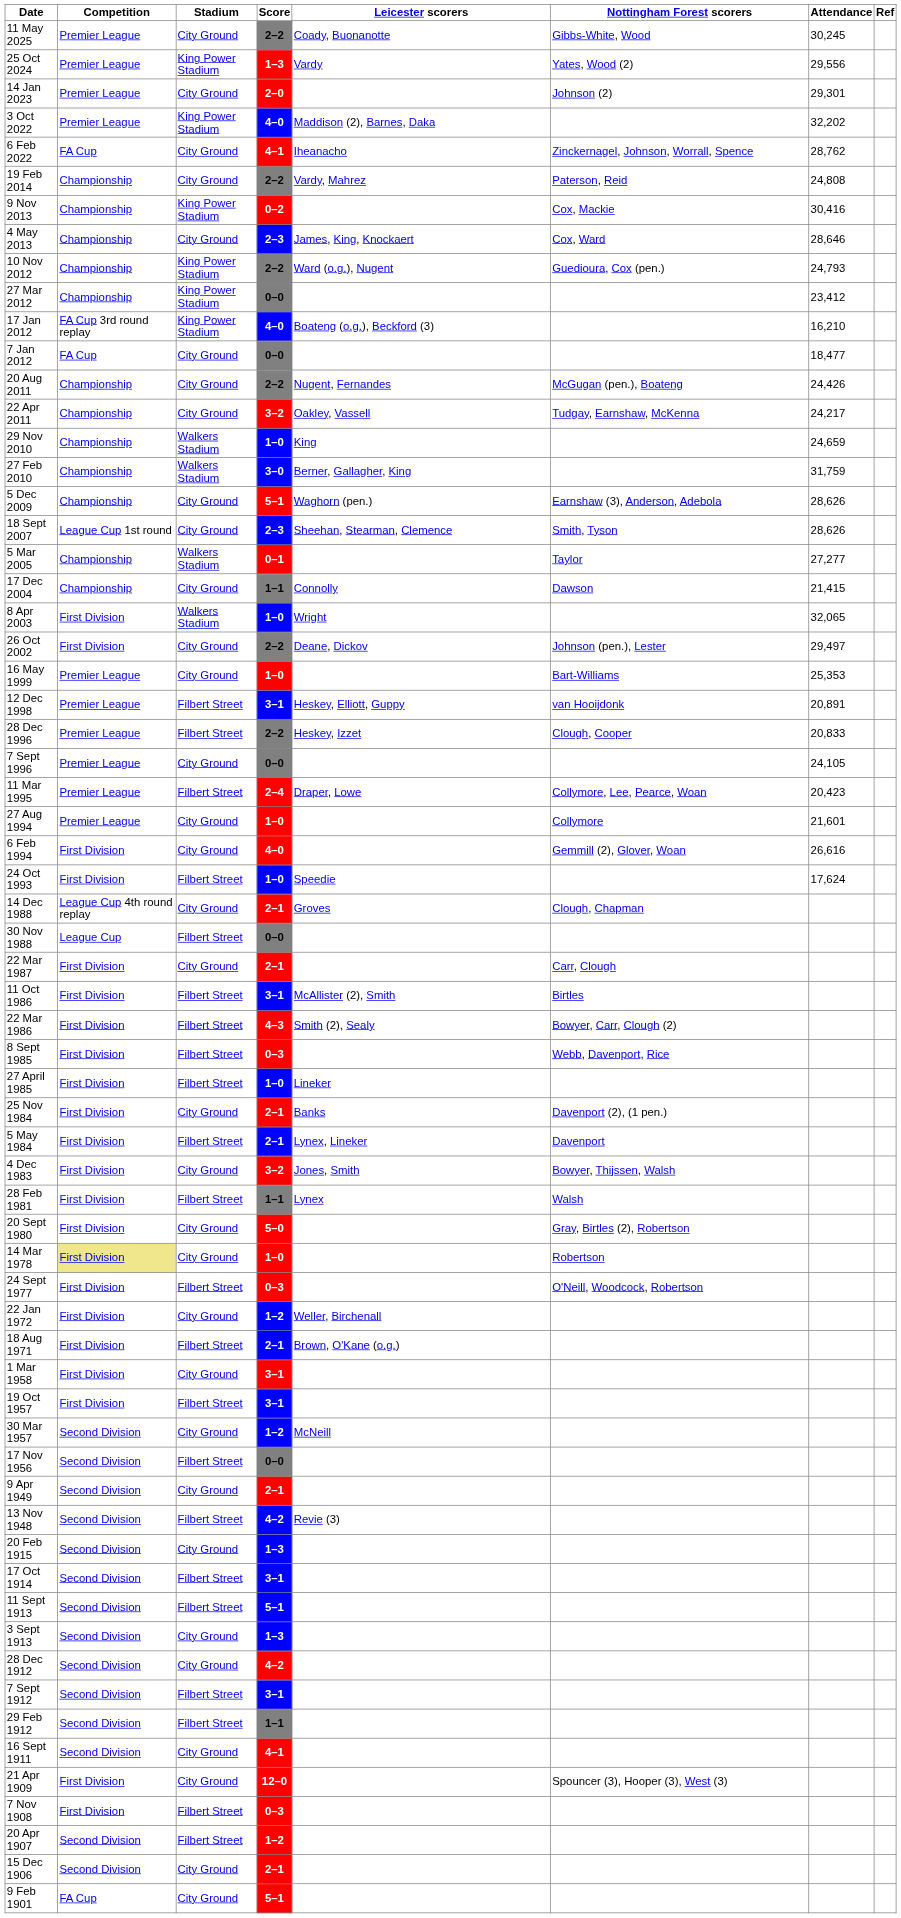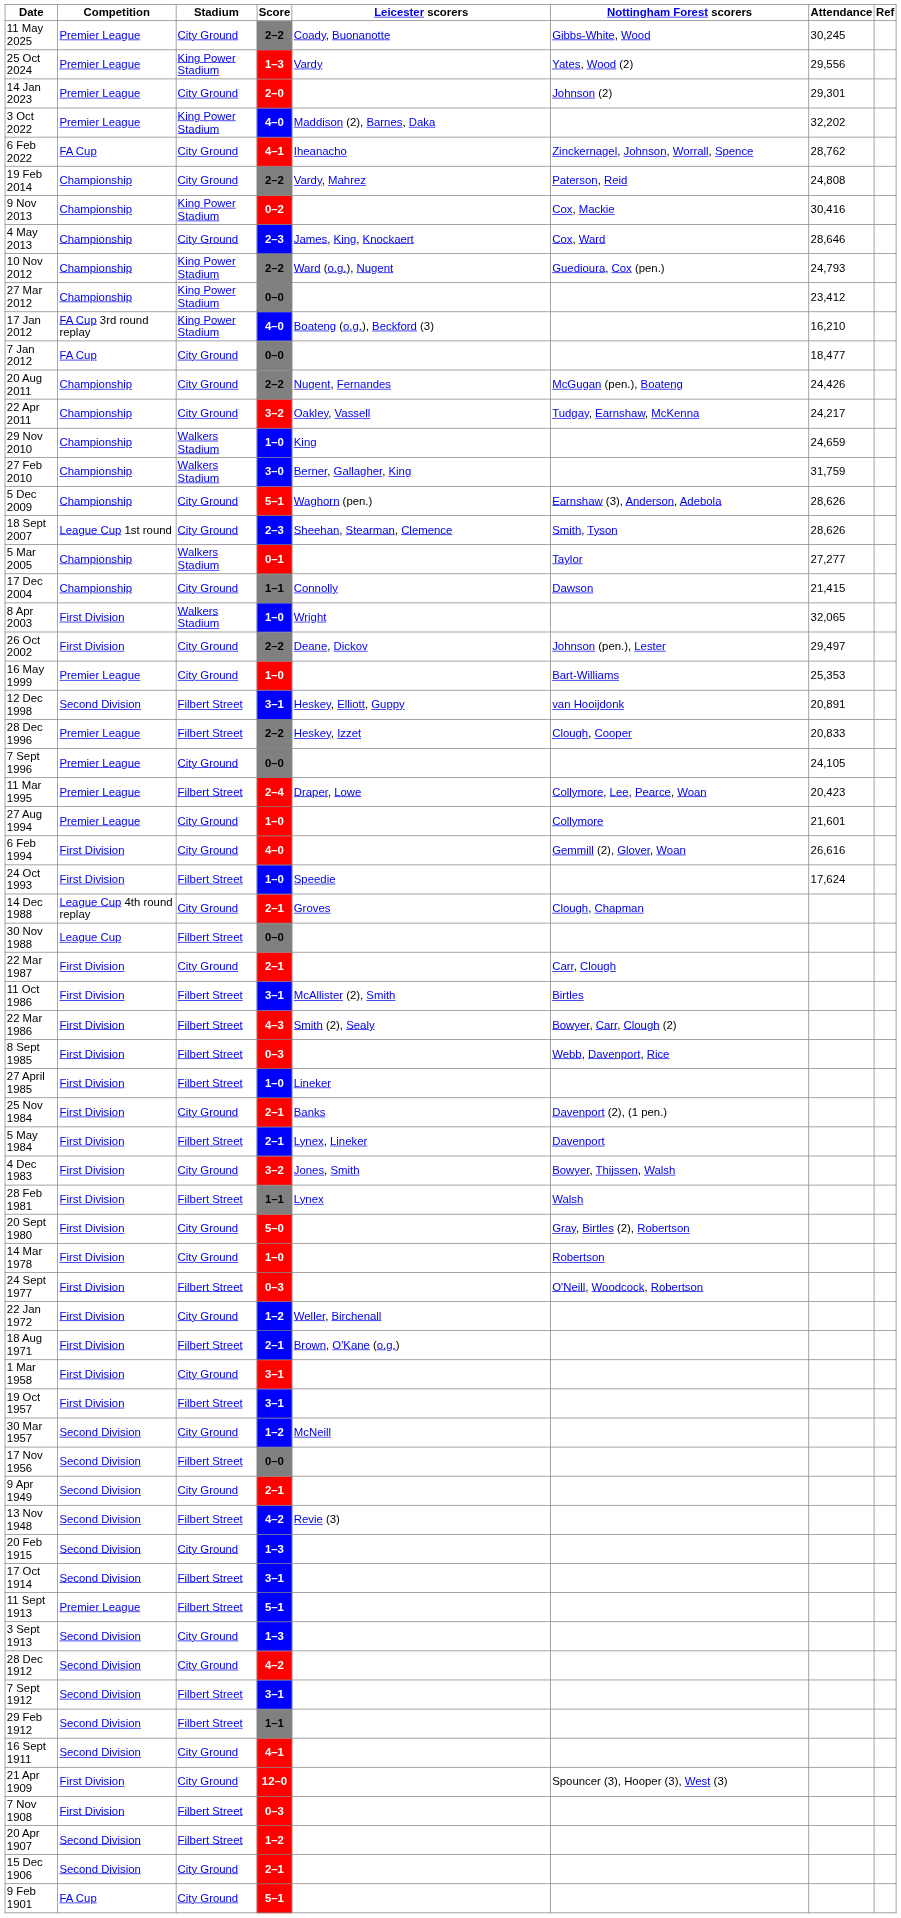(100, 704) Premier League -> (100, 704) Second Division
(92, 1258) khaki background -> (92, 1258) no background
(100, 1607) Second Division -> (100, 1607) Premier League
